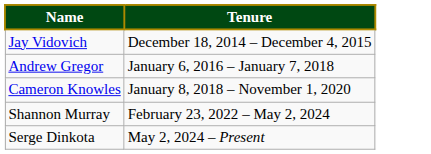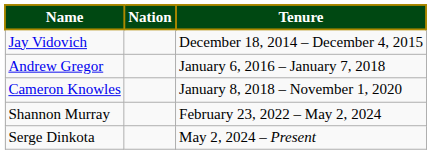+ column: (150, 17)
